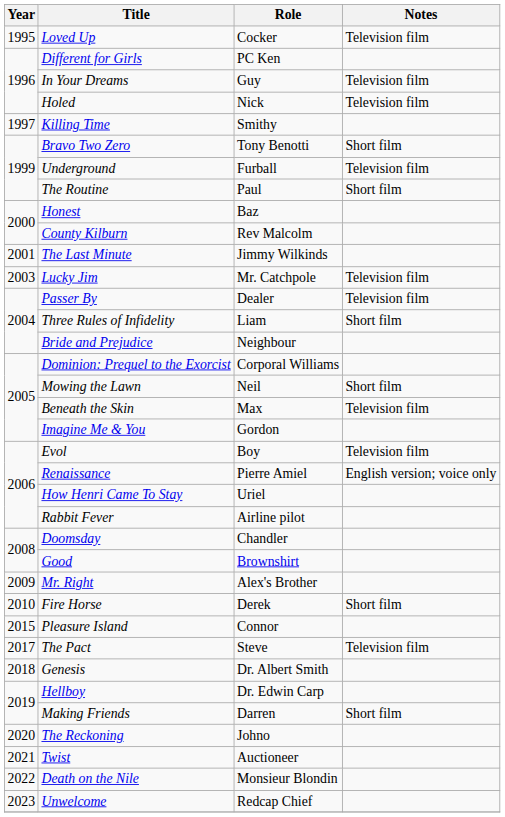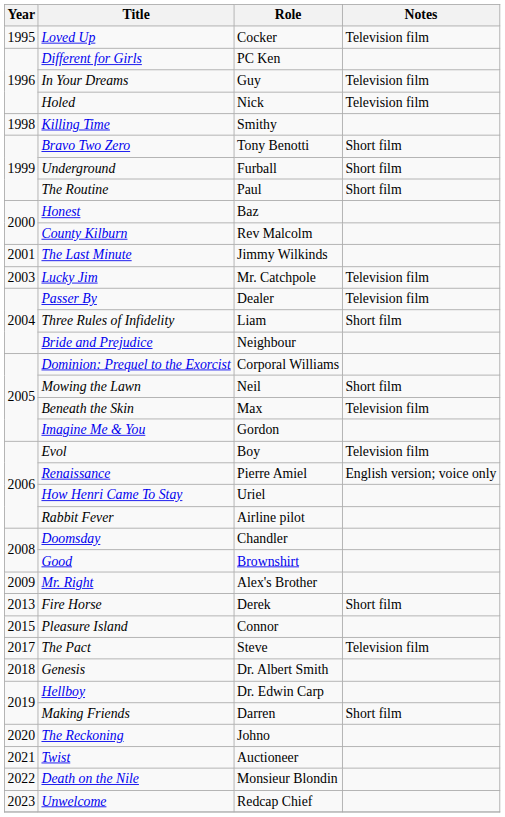(21, 124) 1997 -> (21, 124) 1998
(387, 168) Television film -> (374, 168) Short film
(21, 604) 2010 -> (21, 604) 2013
